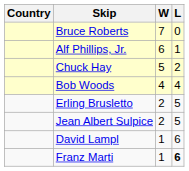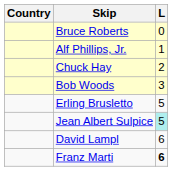- column: (164, 13)
(177, 85) 4 -> (161, 85) 3
(177, 121) no background -> (161, 121) paleturquoise background
